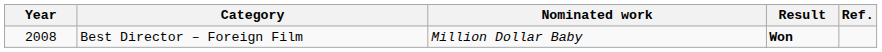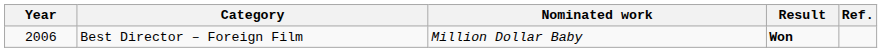(41, 37) 2008 -> (41, 37) 2006
